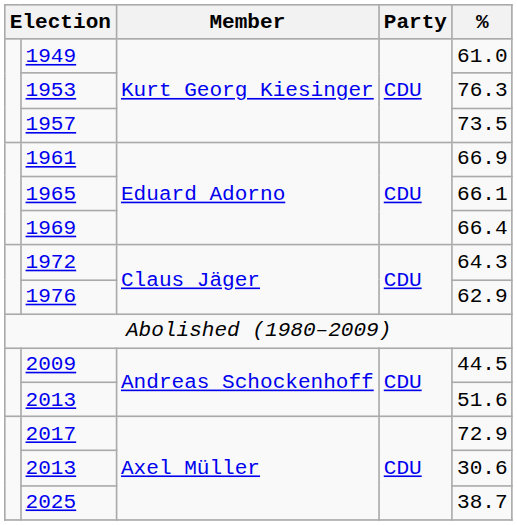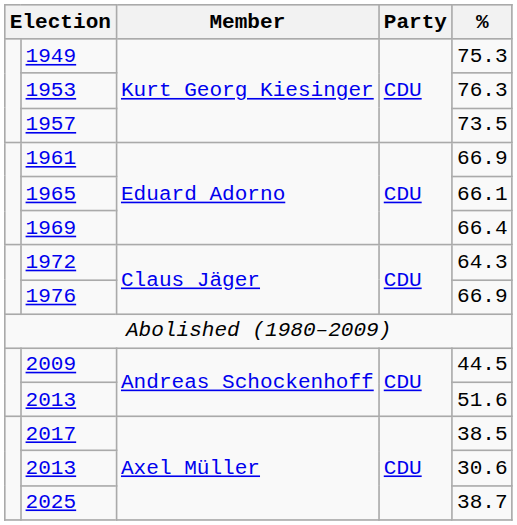(482, 56) 61.0 -> (482, 56) 75.3
(482, 297) 62.9 -> (482, 297) 66.9
(482, 434) 72.9 -> (482, 434) 38.5
